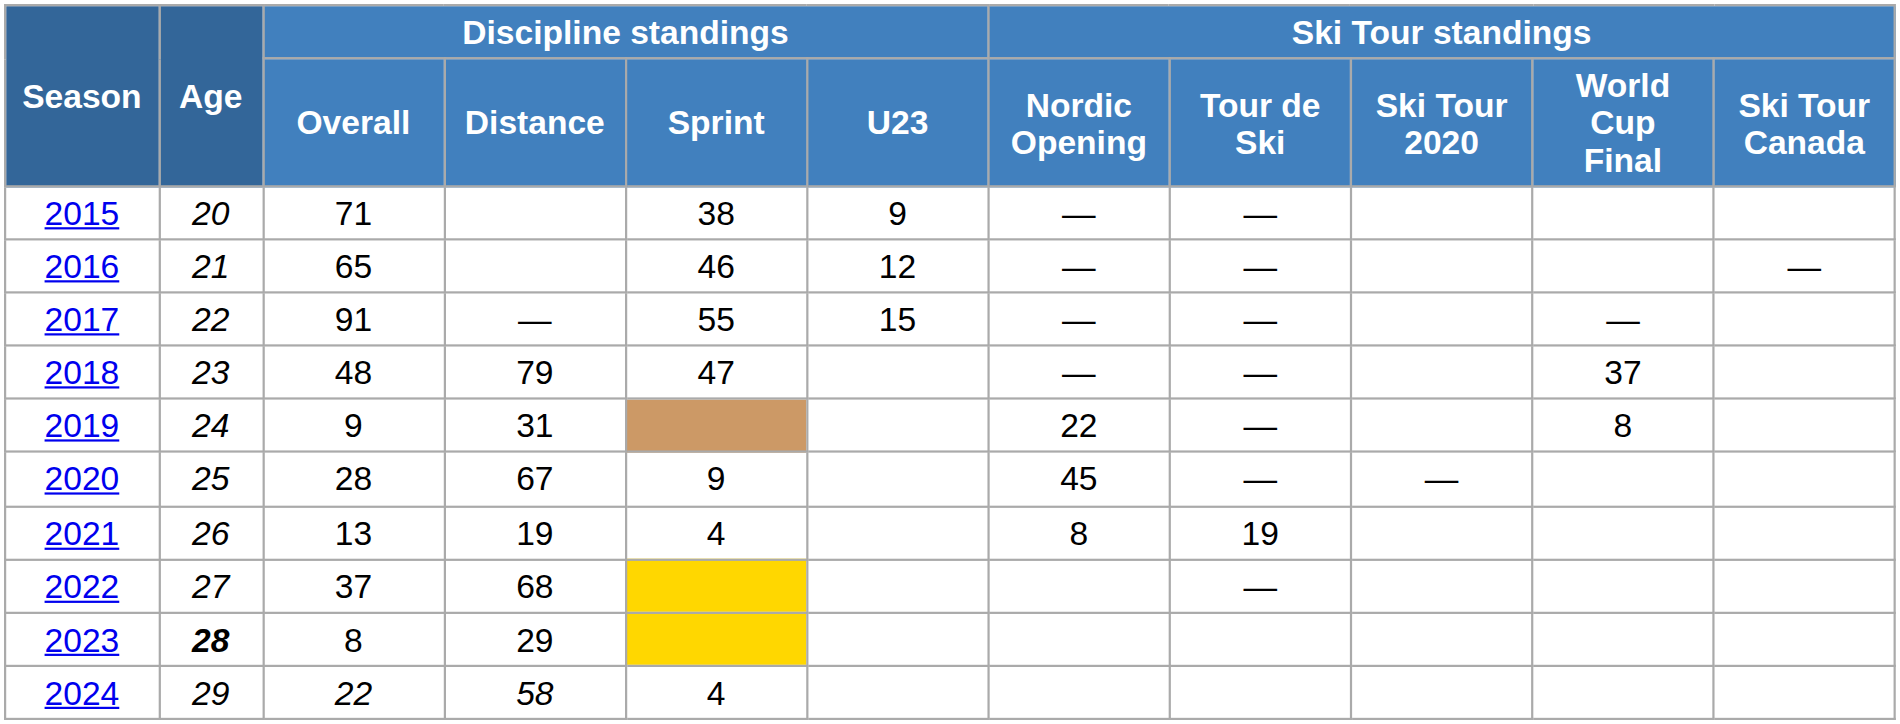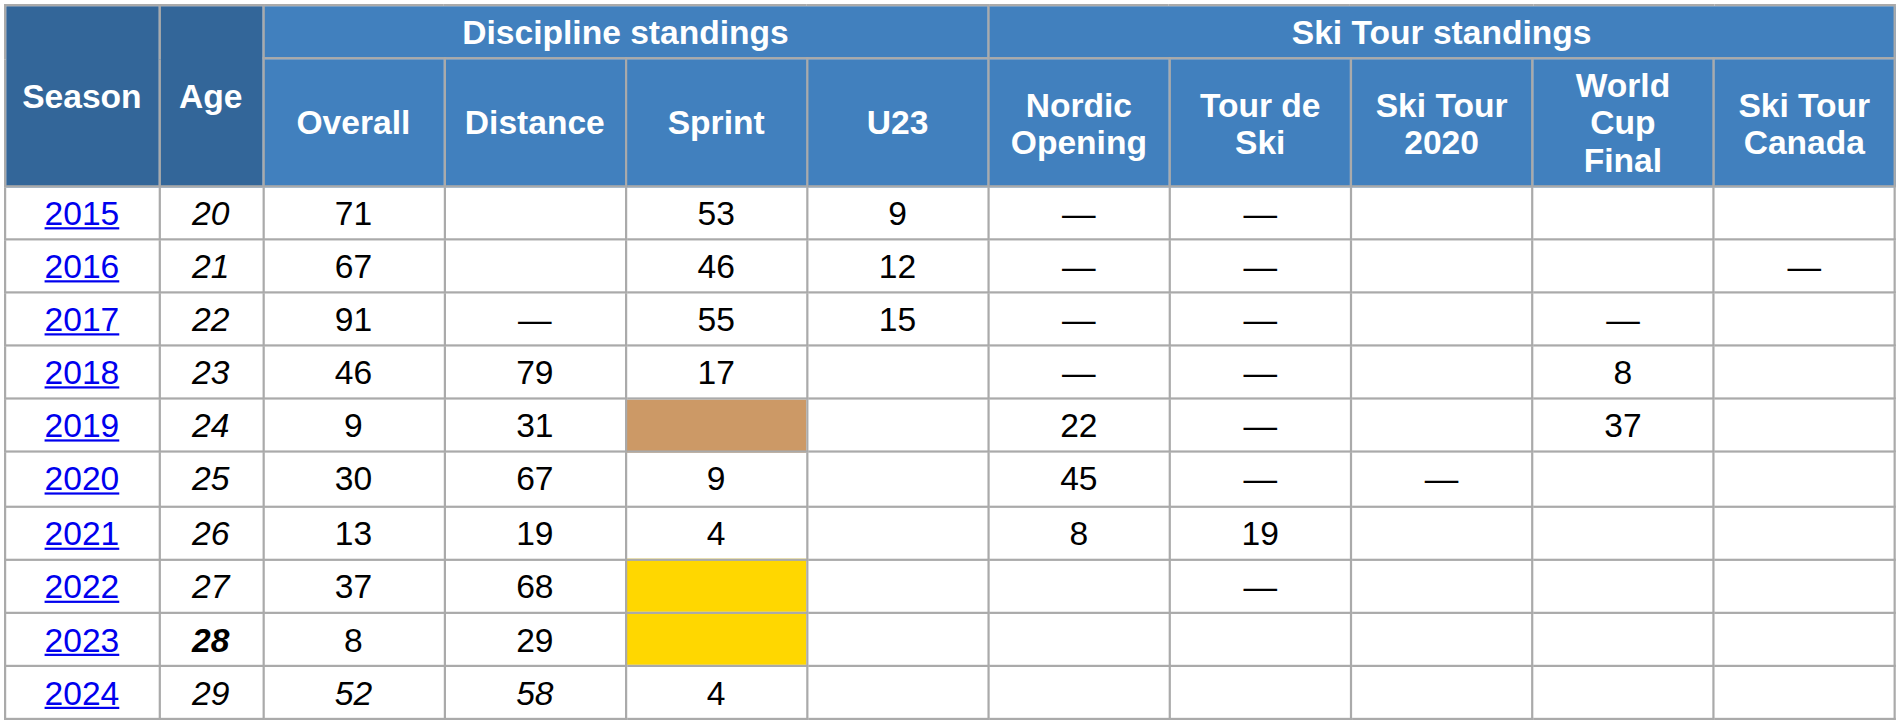(716, 213) 38 -> (716, 213) 53
(353, 267) 65 -> (353, 267) 67
(353, 373) 48 -> (353, 373) 46
(716, 373) 47 -> (716, 373) 17
(1623, 373) 37 -> (1623, 373) 8
(1623, 426) 8 -> (1623, 426) 37
(353, 479) 28 -> (353, 479) 30
(353, 692) 22 -> (353, 692) 52
